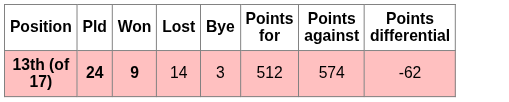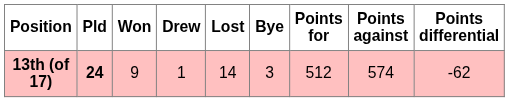+ column: (181, 27)
(135, 73) bold -> (135, 73) normal
